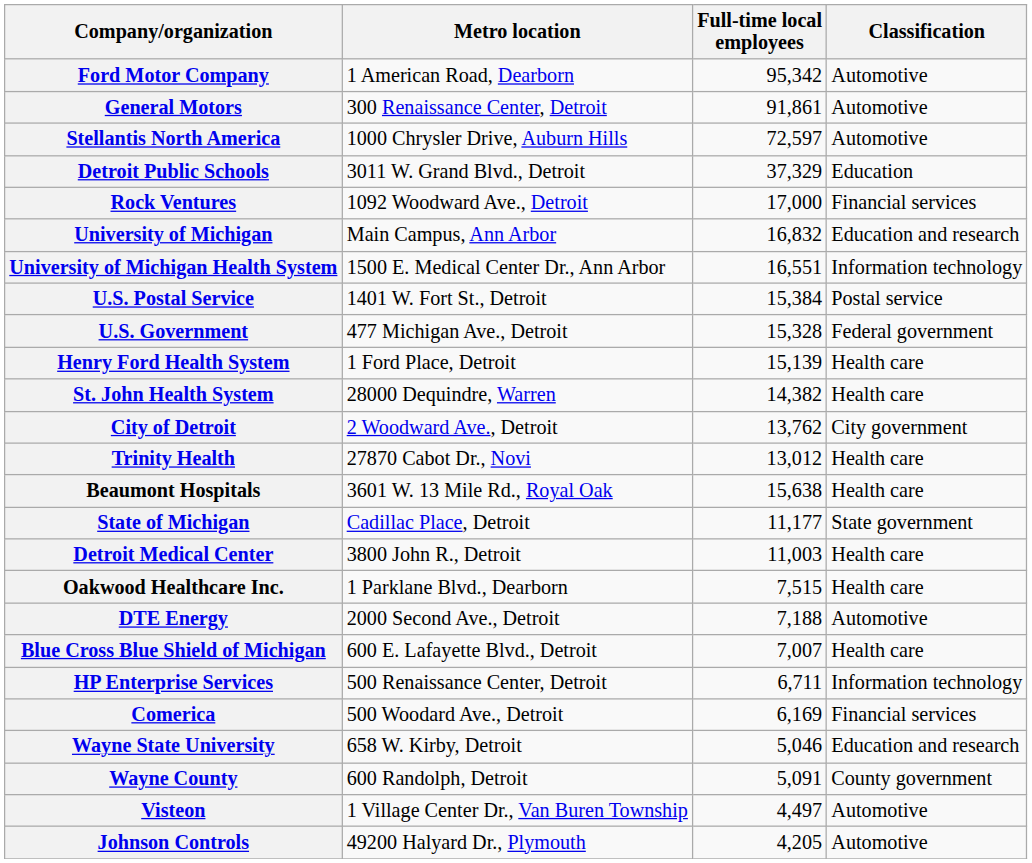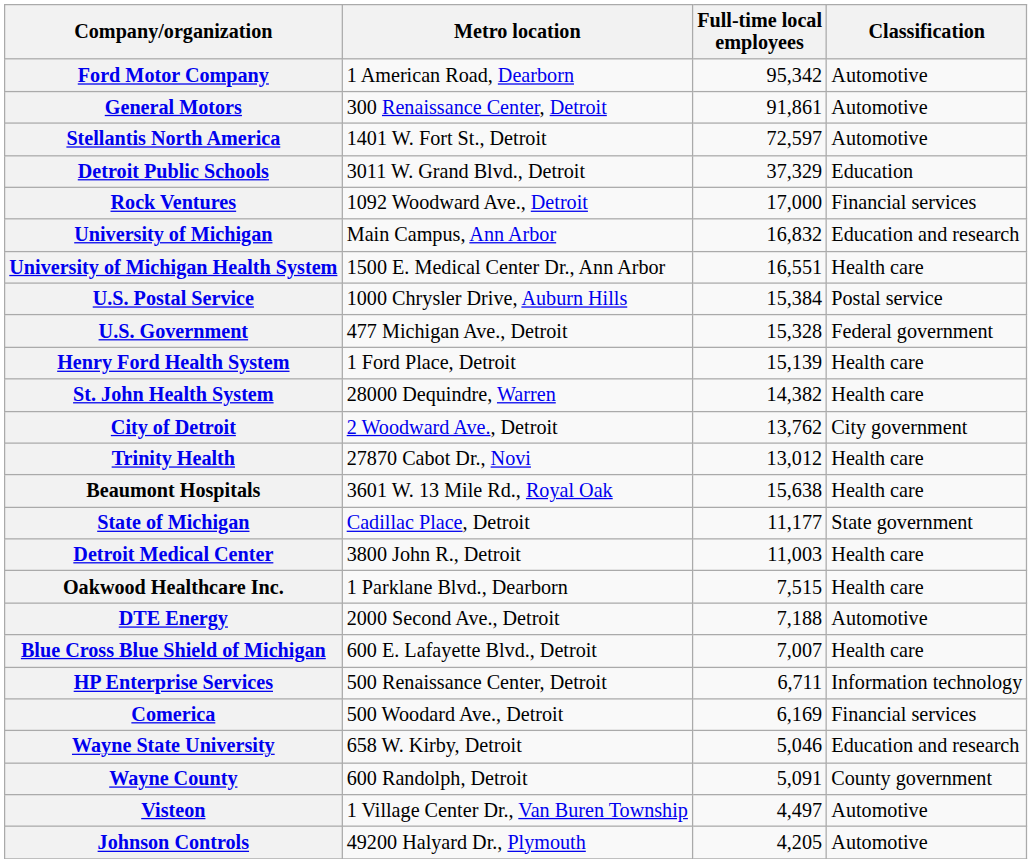(487, 139) 1000 Chrysler Drive, Auburn Hills -> (447, 139) 1401 W. Fort St., Detroit
(927, 266) Information technology -> (877, 266) Health care
(447, 298) 1401 W. Fort St., Detroit -> (487, 298) 1000 Chrysler Drive, Auburn Hills
